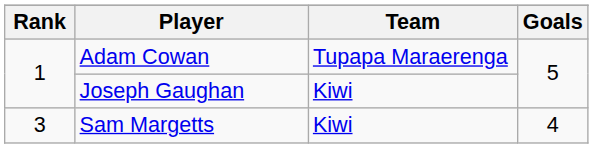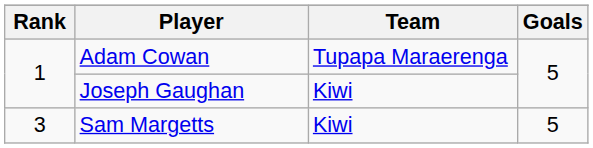(553, 124) 4 -> (553, 124) 5
